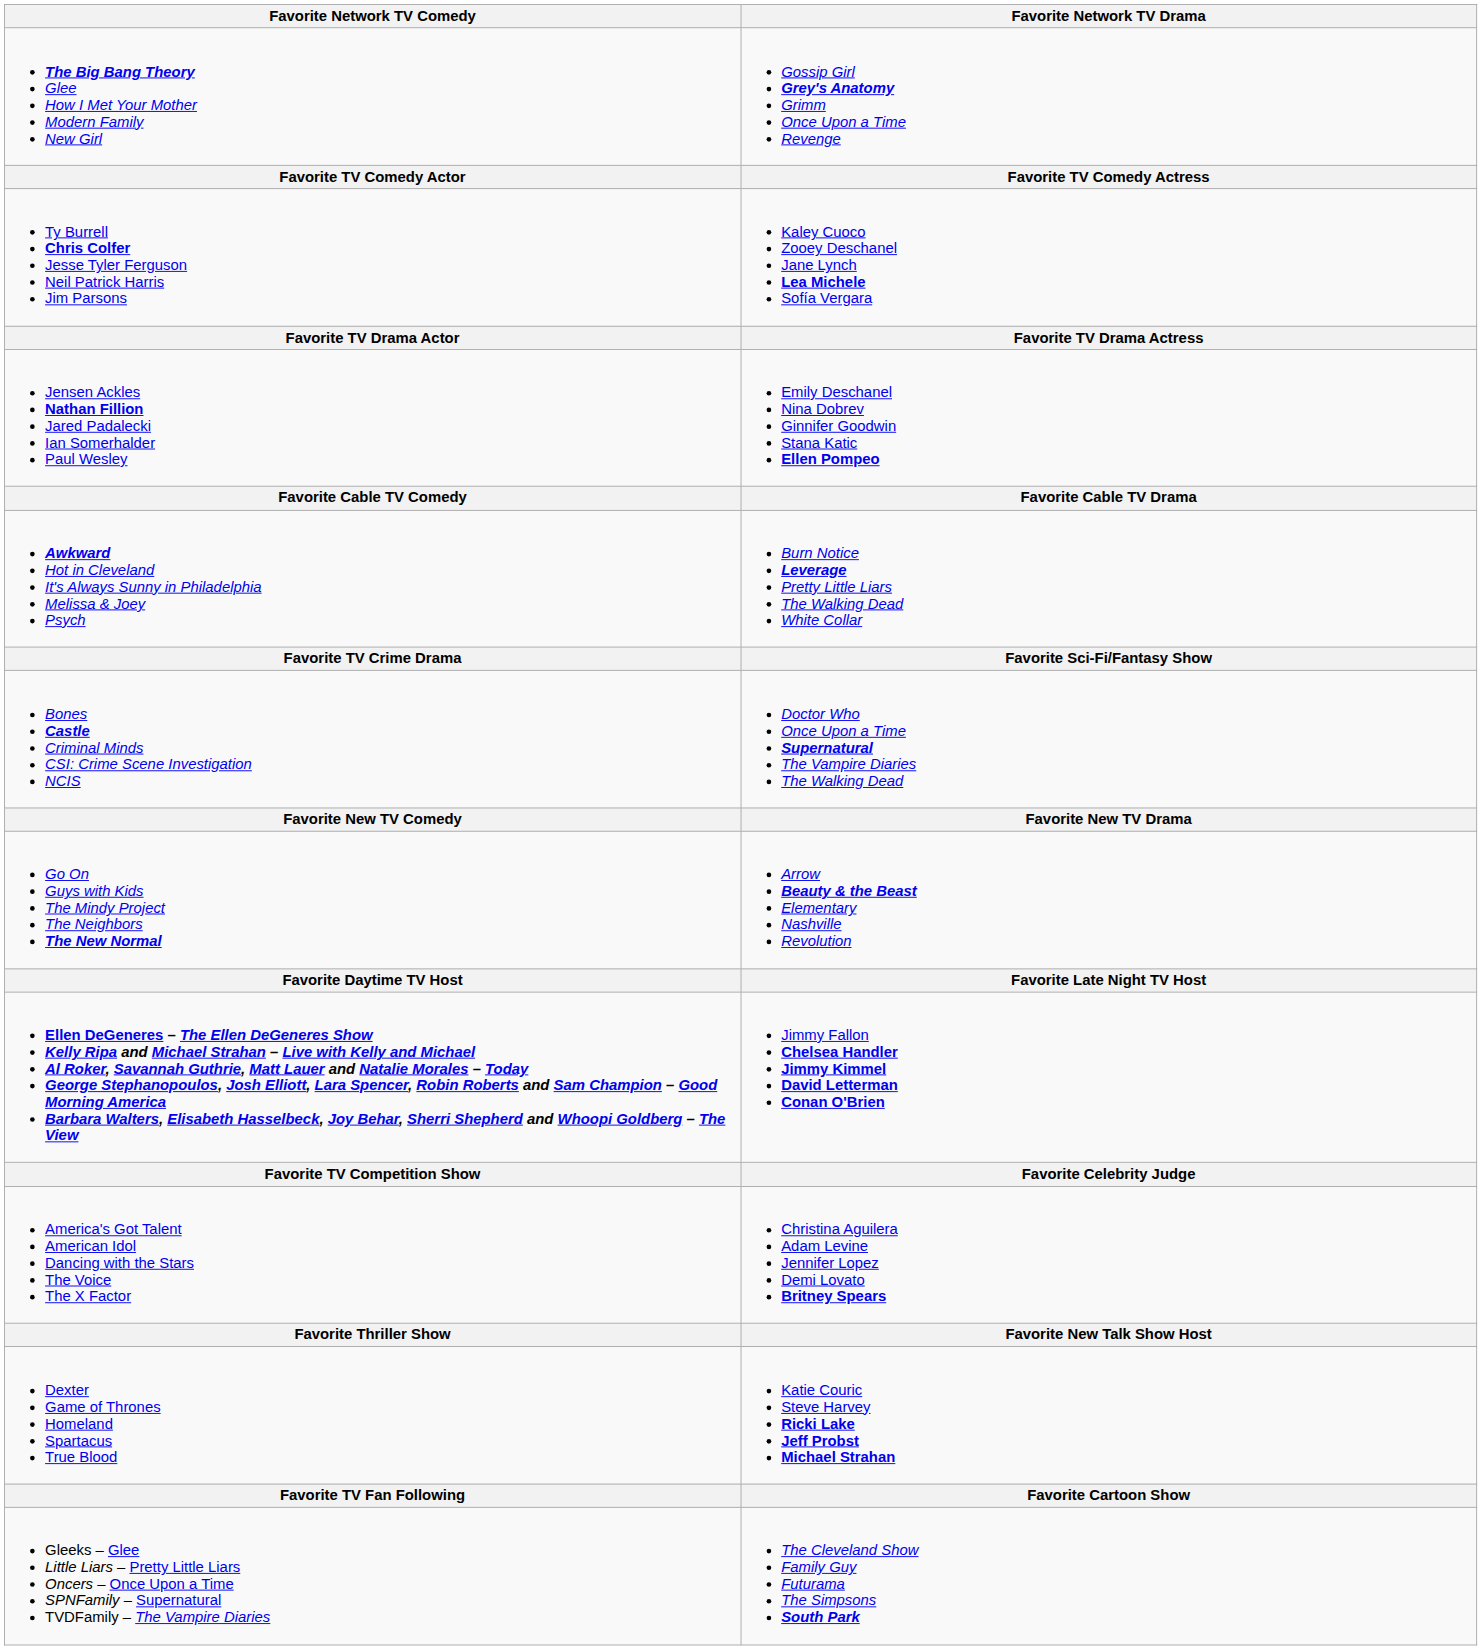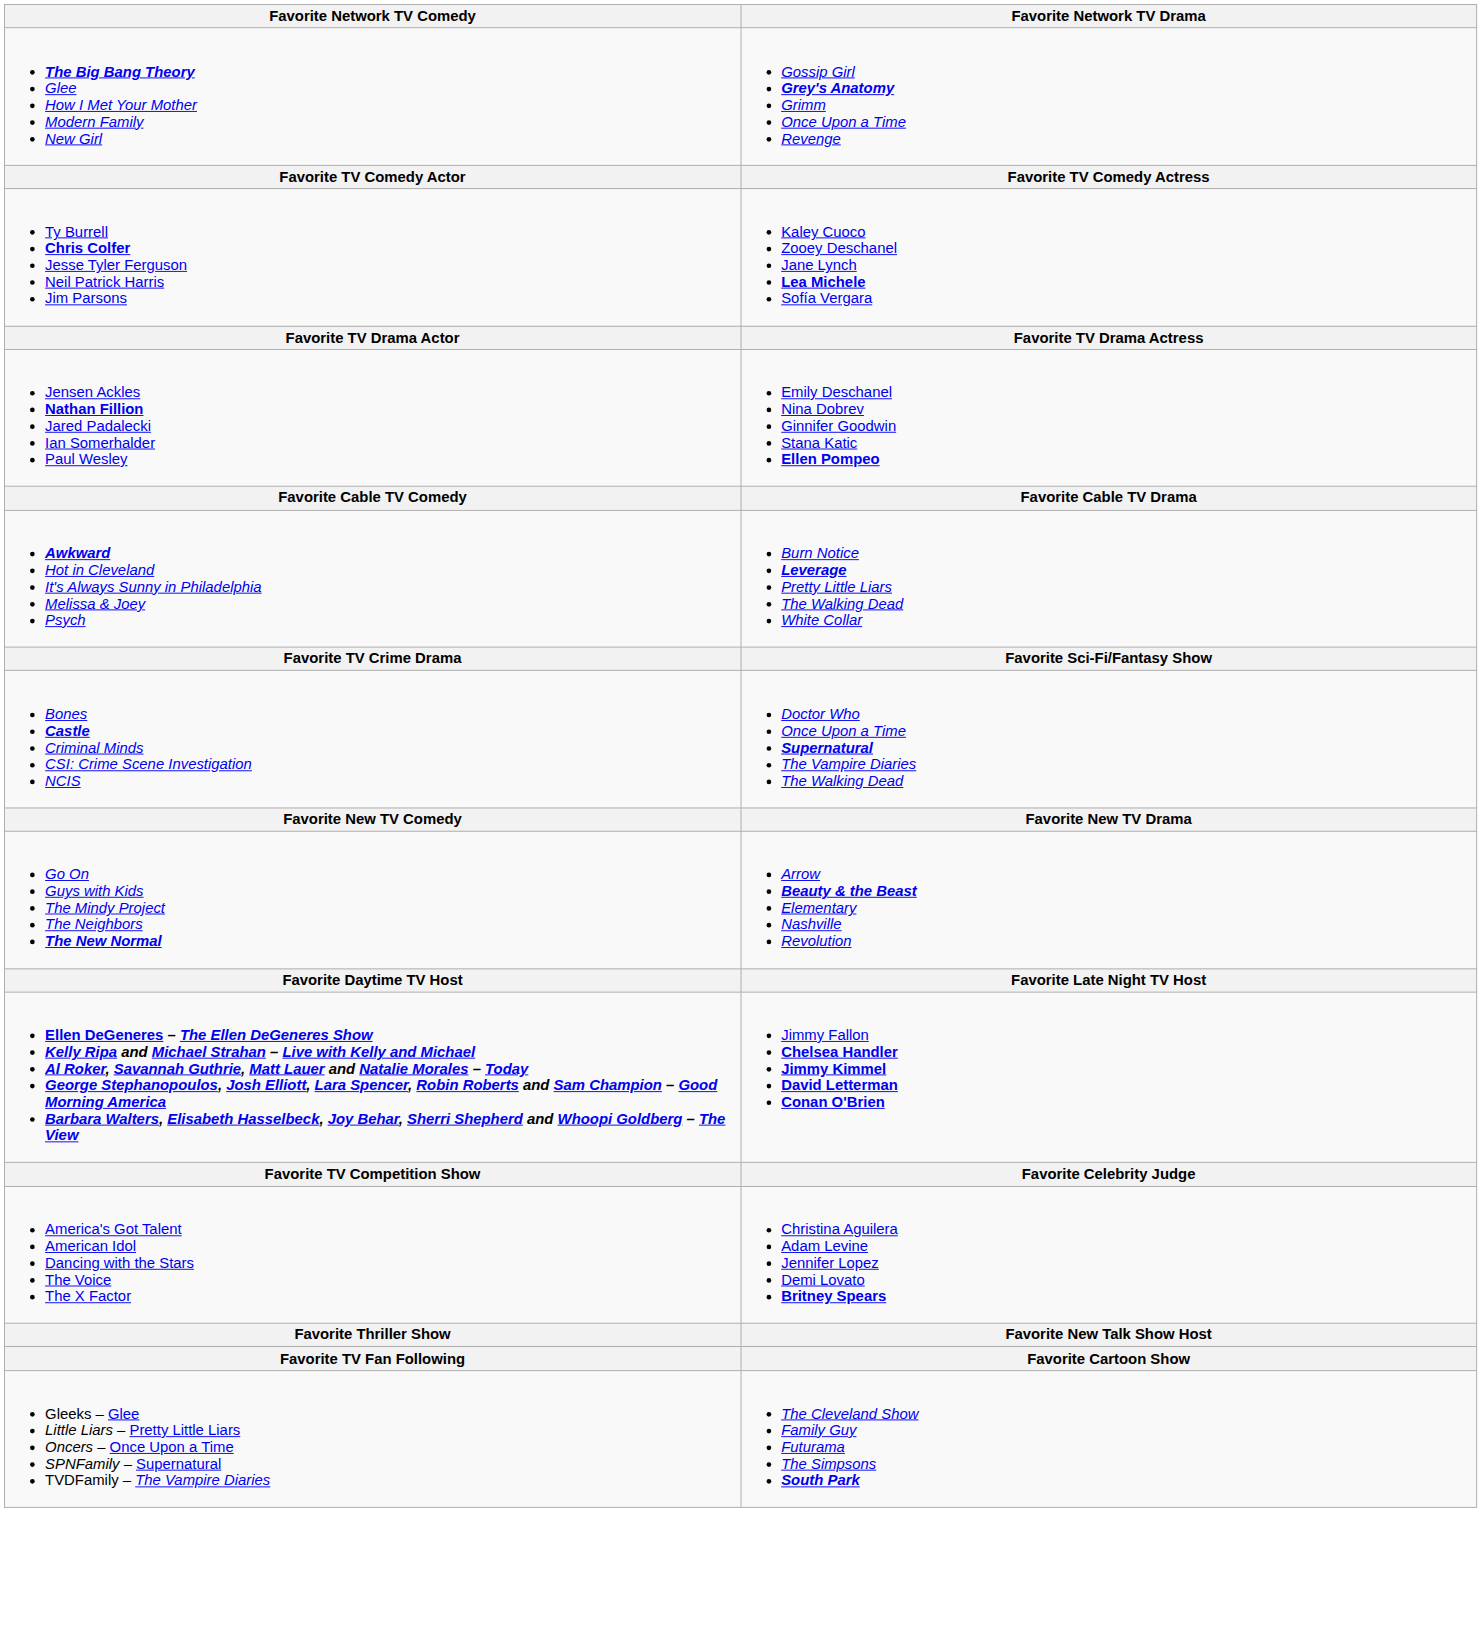- row: (373, 1424)
